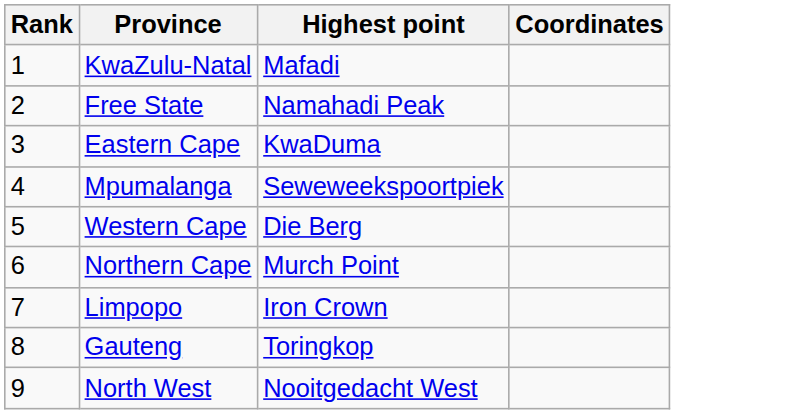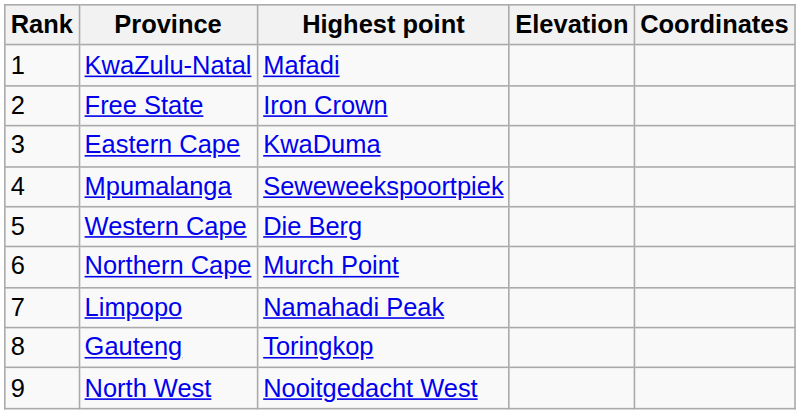+ column: (572, 24)
(354, 105) Namahadi Peak -> (325, 105) Iron Crown
(325, 307) Iron Crown -> (354, 307) Namahadi Peak
